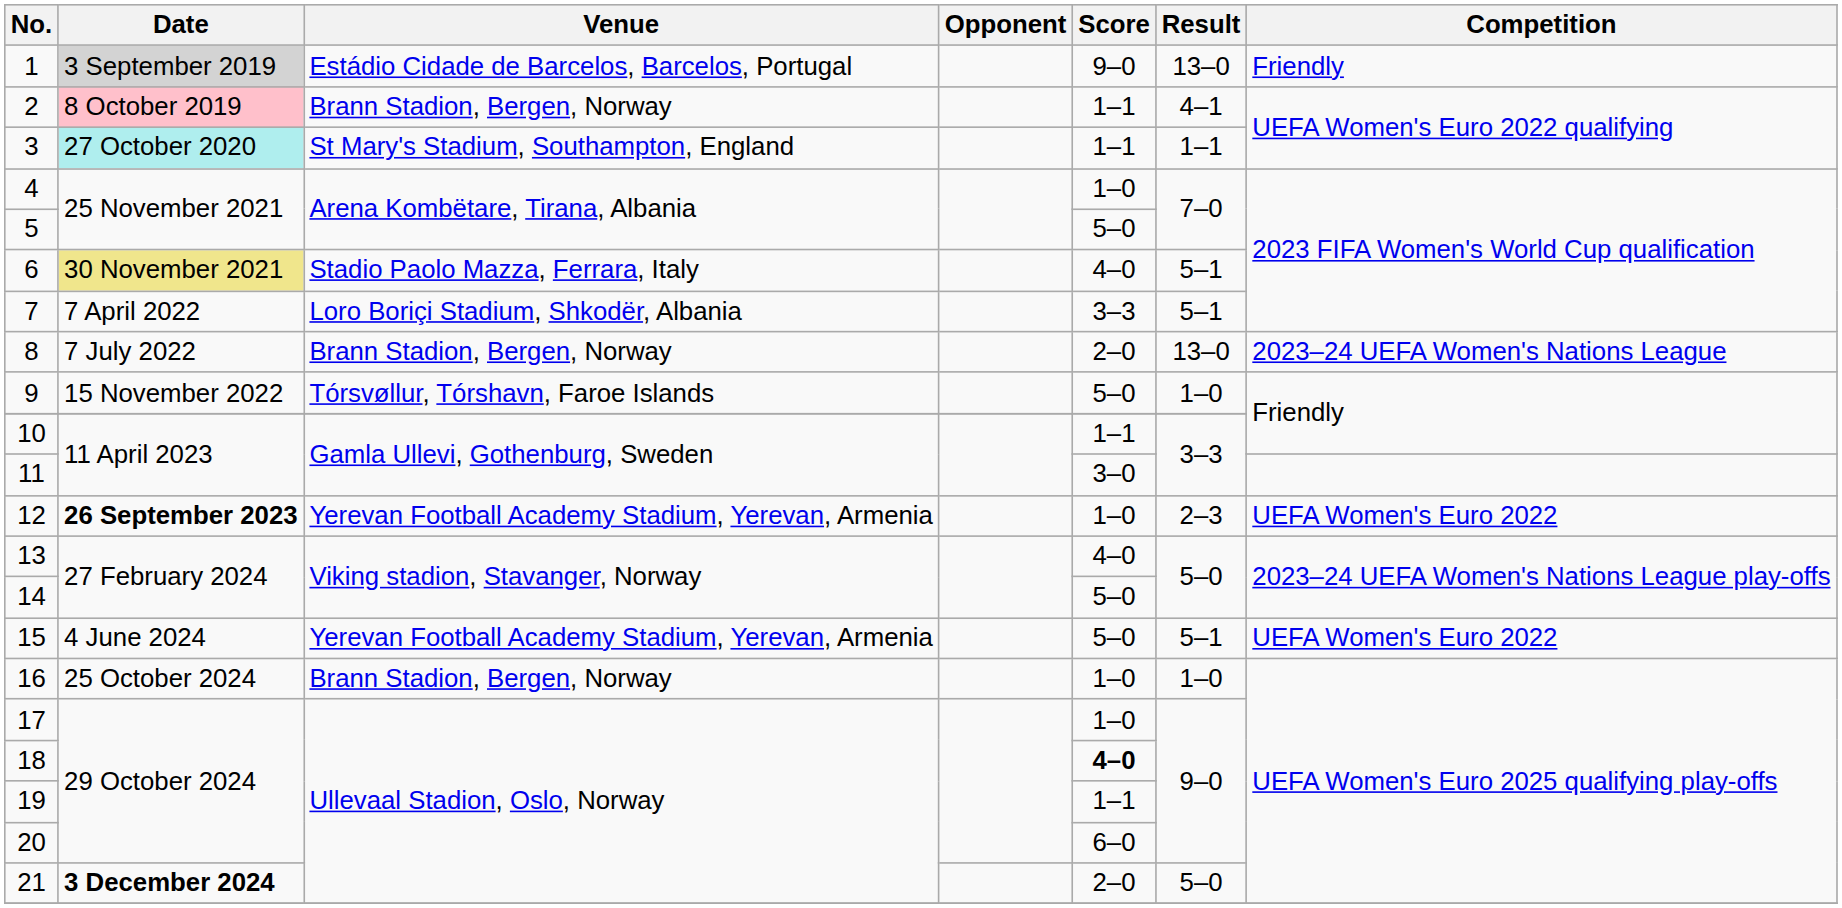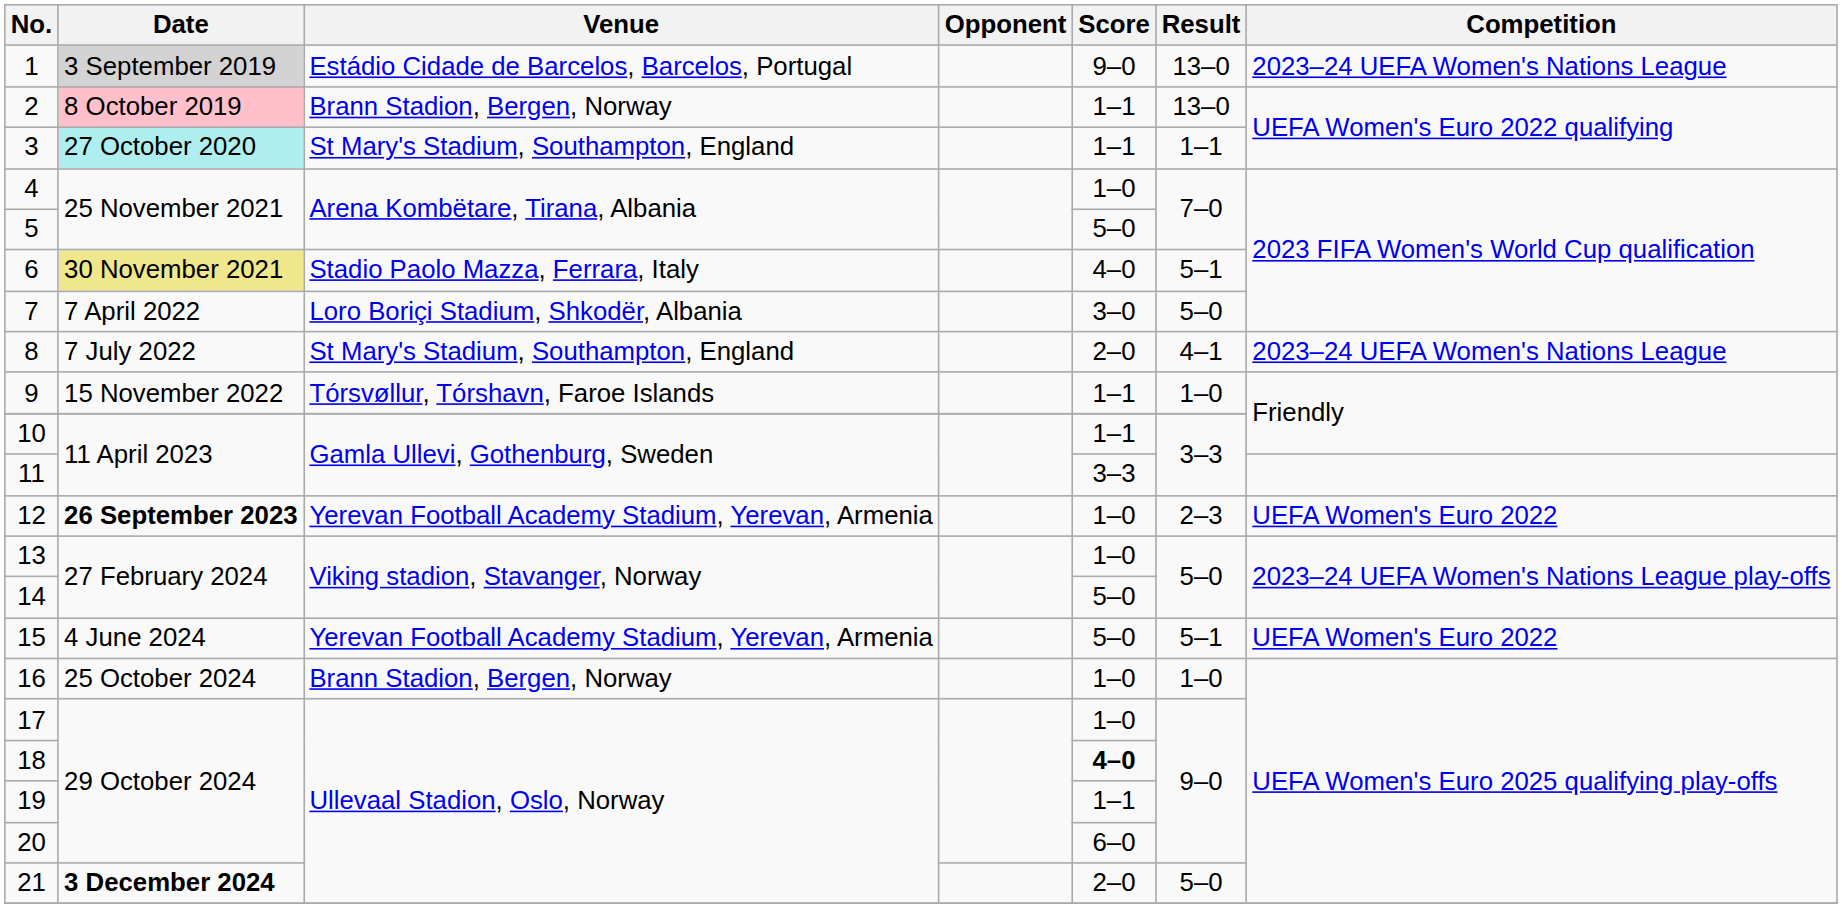(1298, 65) Friendly -> (1489, 65) 2023–24 UEFA Women's Nations League
(1201, 106) 4–1 -> (1201, 106) 13–0
(1114, 310) 3–3 -> (1114, 310) 3–0
(1201, 310) 5–1 -> (1201, 310) 5–0
(491, 351) Brann Stadion, Bergen, Norway -> (552, 351) St Mary's Stadium, Southampton, England
(1201, 351) 13–0 -> (1201, 351) 4–1
(1114, 392) 5–0 -> (1114, 392) 1–1
(1114, 474) 3–0 -> (1114, 474) 3–3
(1114, 556) 4–0 -> (1114, 556) 1–0
